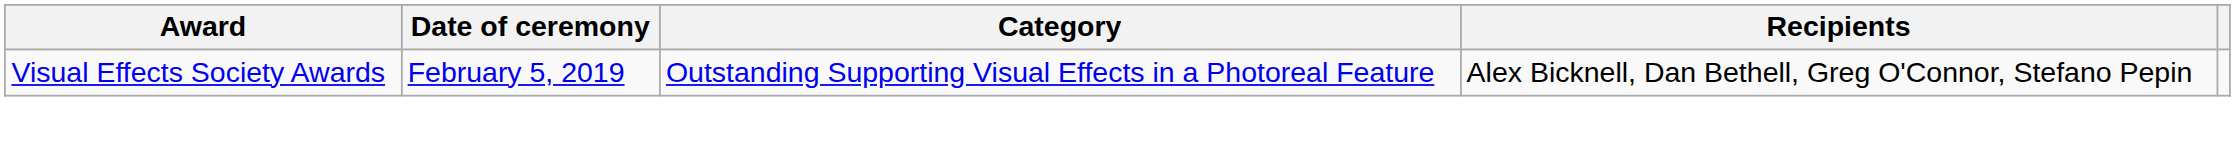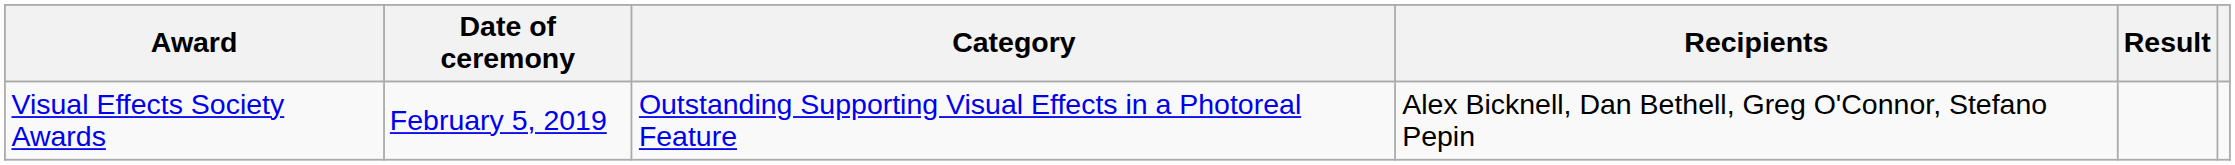+ column: (2167, 43)
